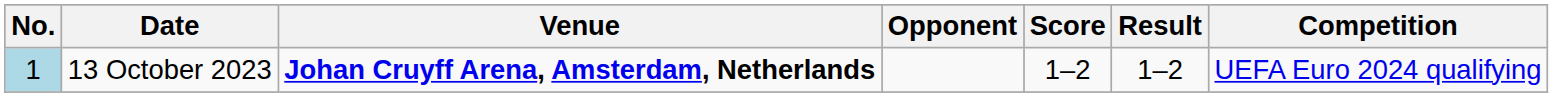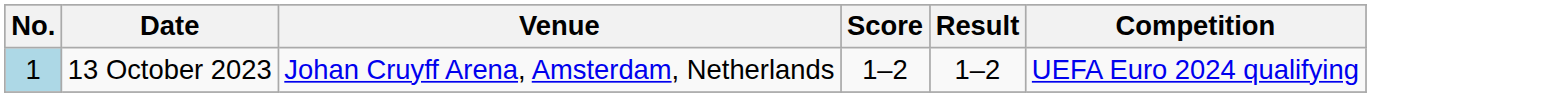- column: (952, 26)
(580, 69) bold -> (559, 69) normal
